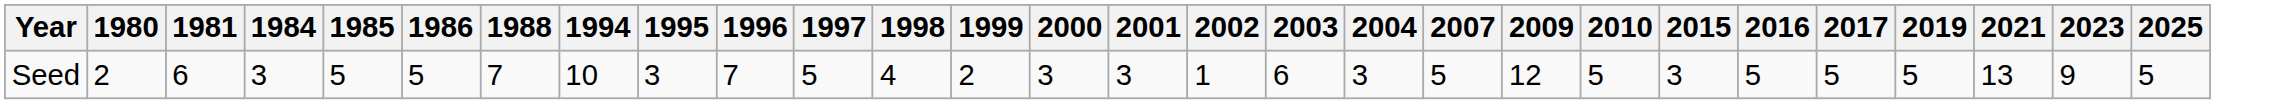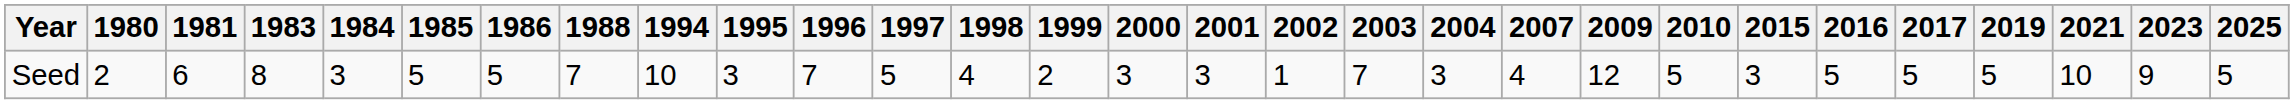+ column: (283, 27)
(1281, 74) 6 -> (1360, 74) 7
(1438, 74) 5 -> (1517, 74) 4
(1997, 74) 13 -> (2076, 74) 10
